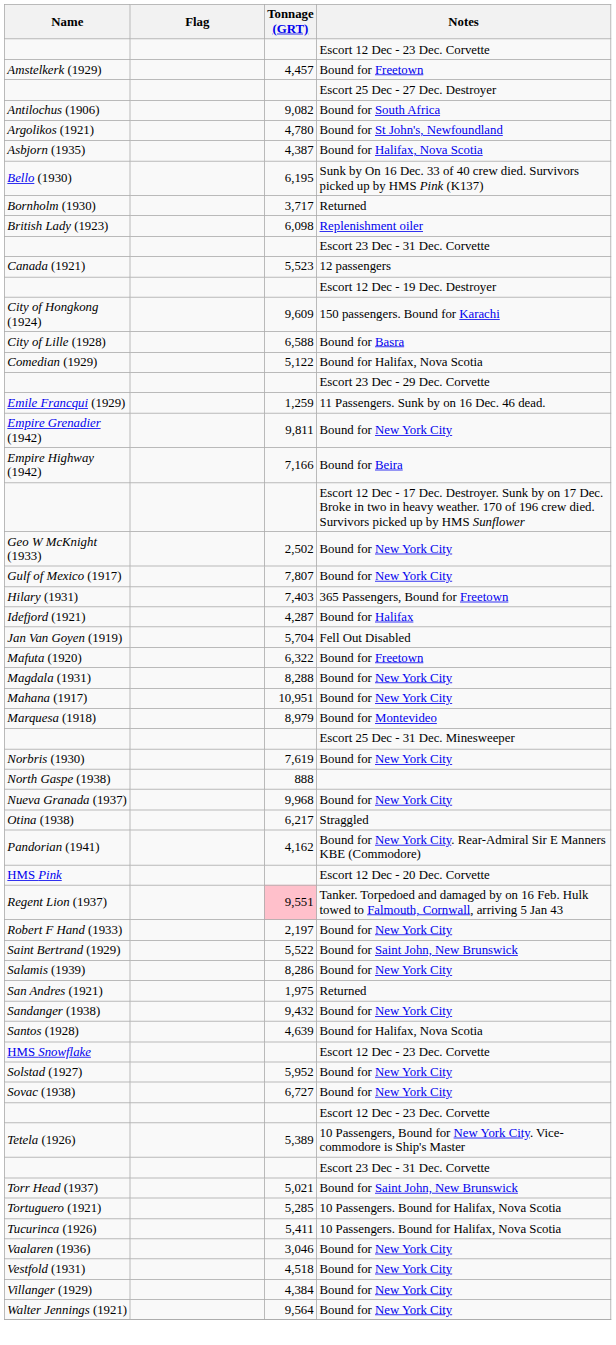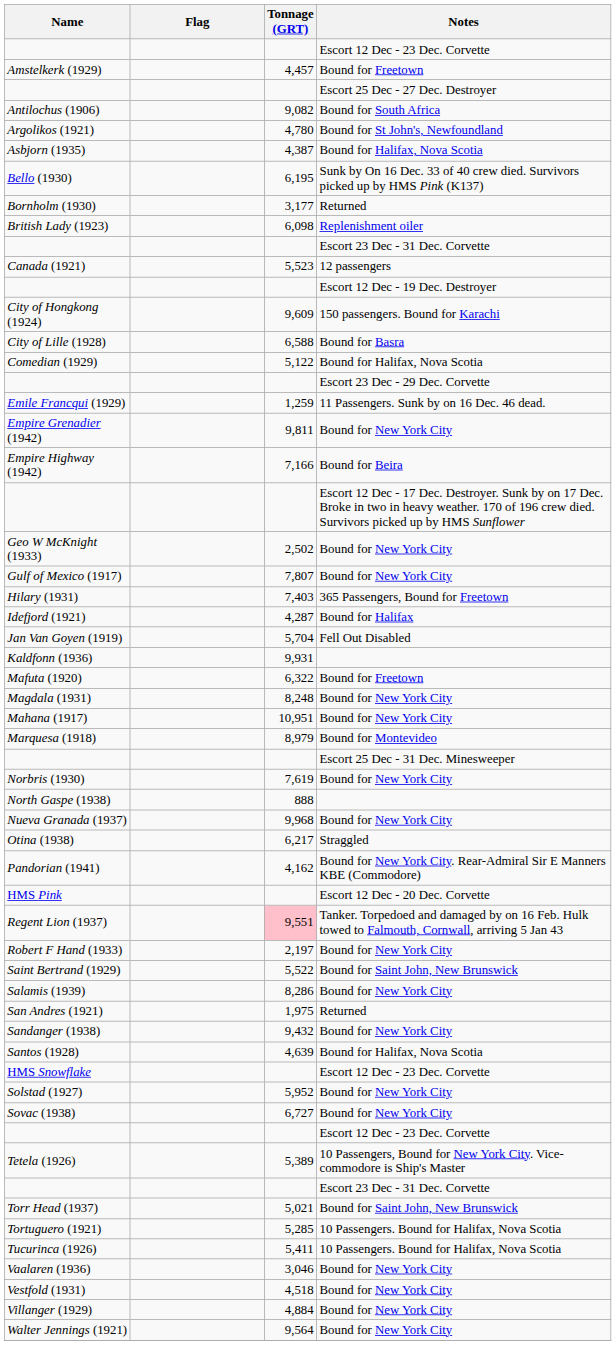(299, 205) 3,717 -> (299, 205) 3,177
+ row: (50, 657)
(299, 677) 8,288 -> (299, 698) 8,248
(299, 1289) 4,384 -> (299, 1309) 4,884
